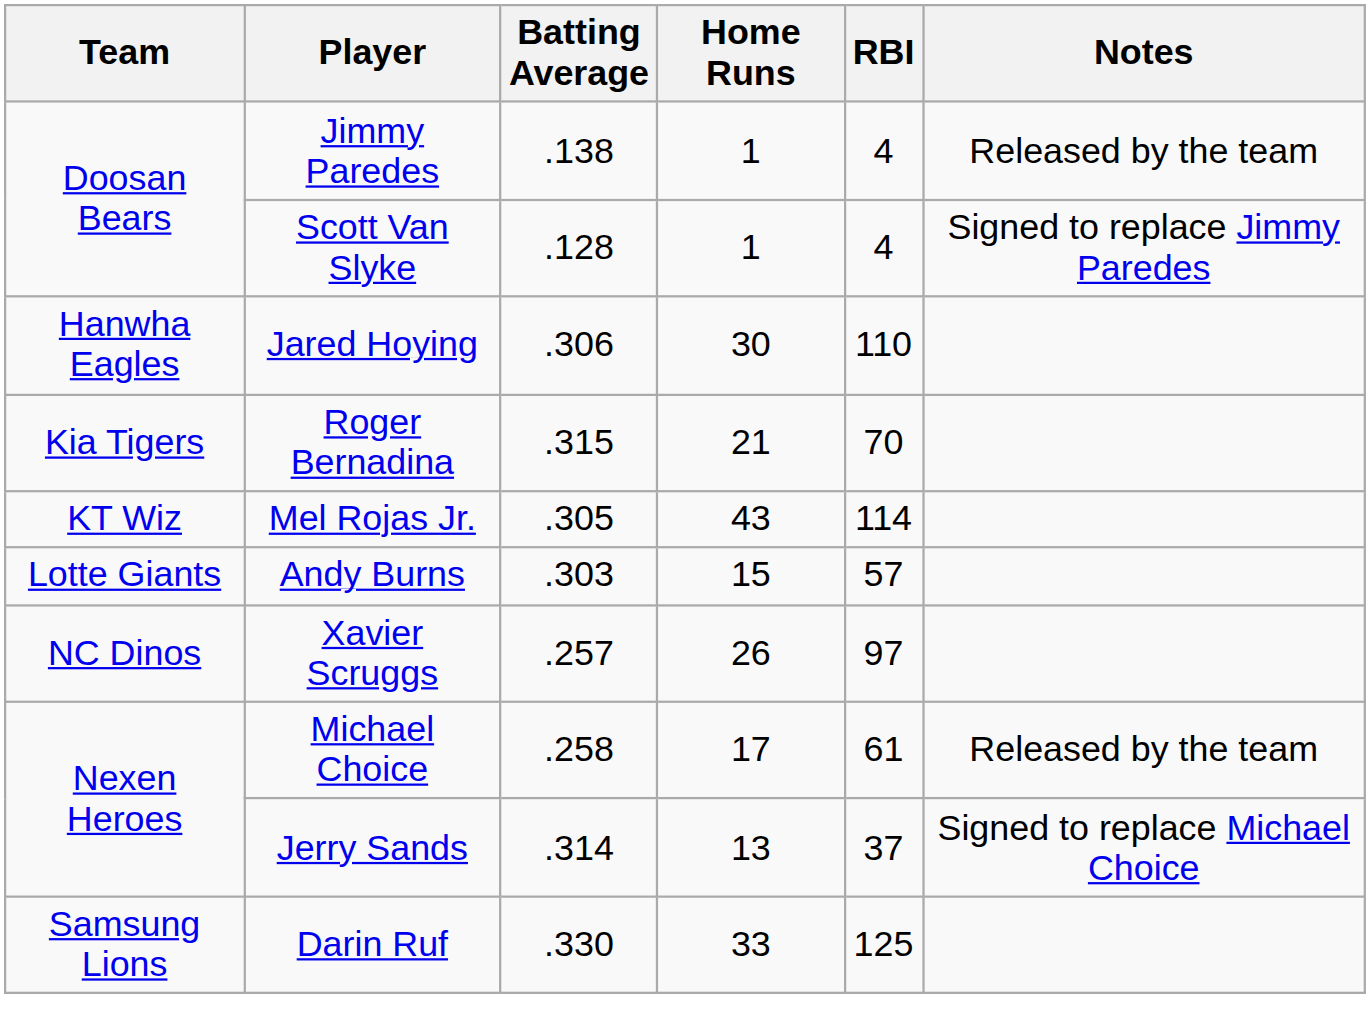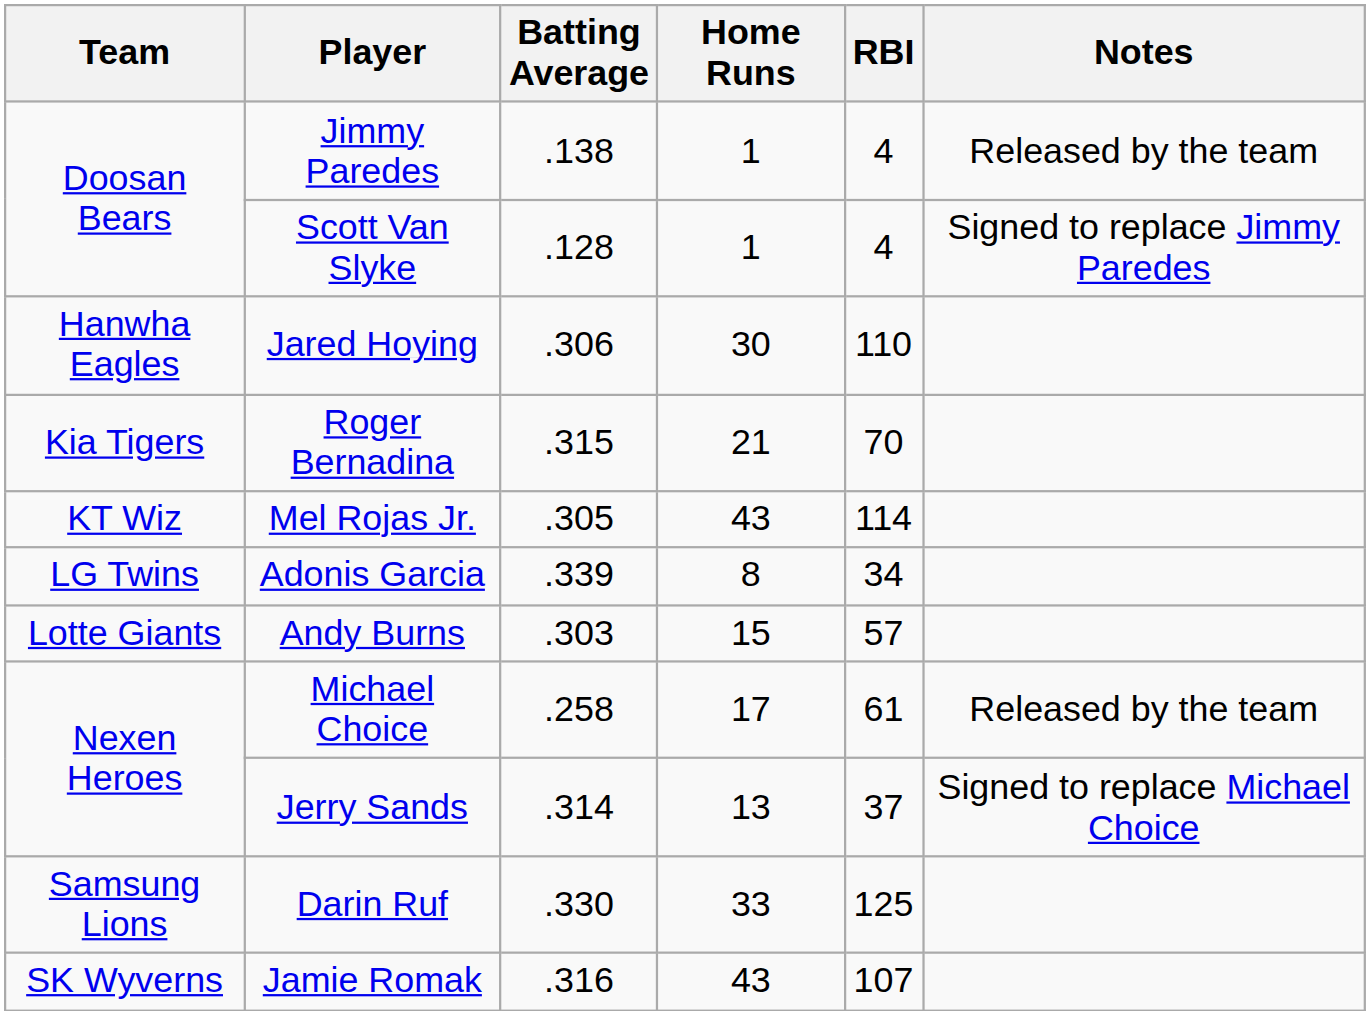+ row: (372, 575)
- row: (372, 652)
+ row: (372, 980)
